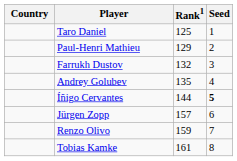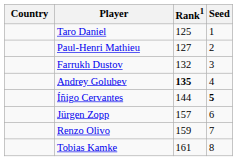(183, 48) 129 -> (183, 48) 127
(183, 81) normal -> (183, 81) bold
